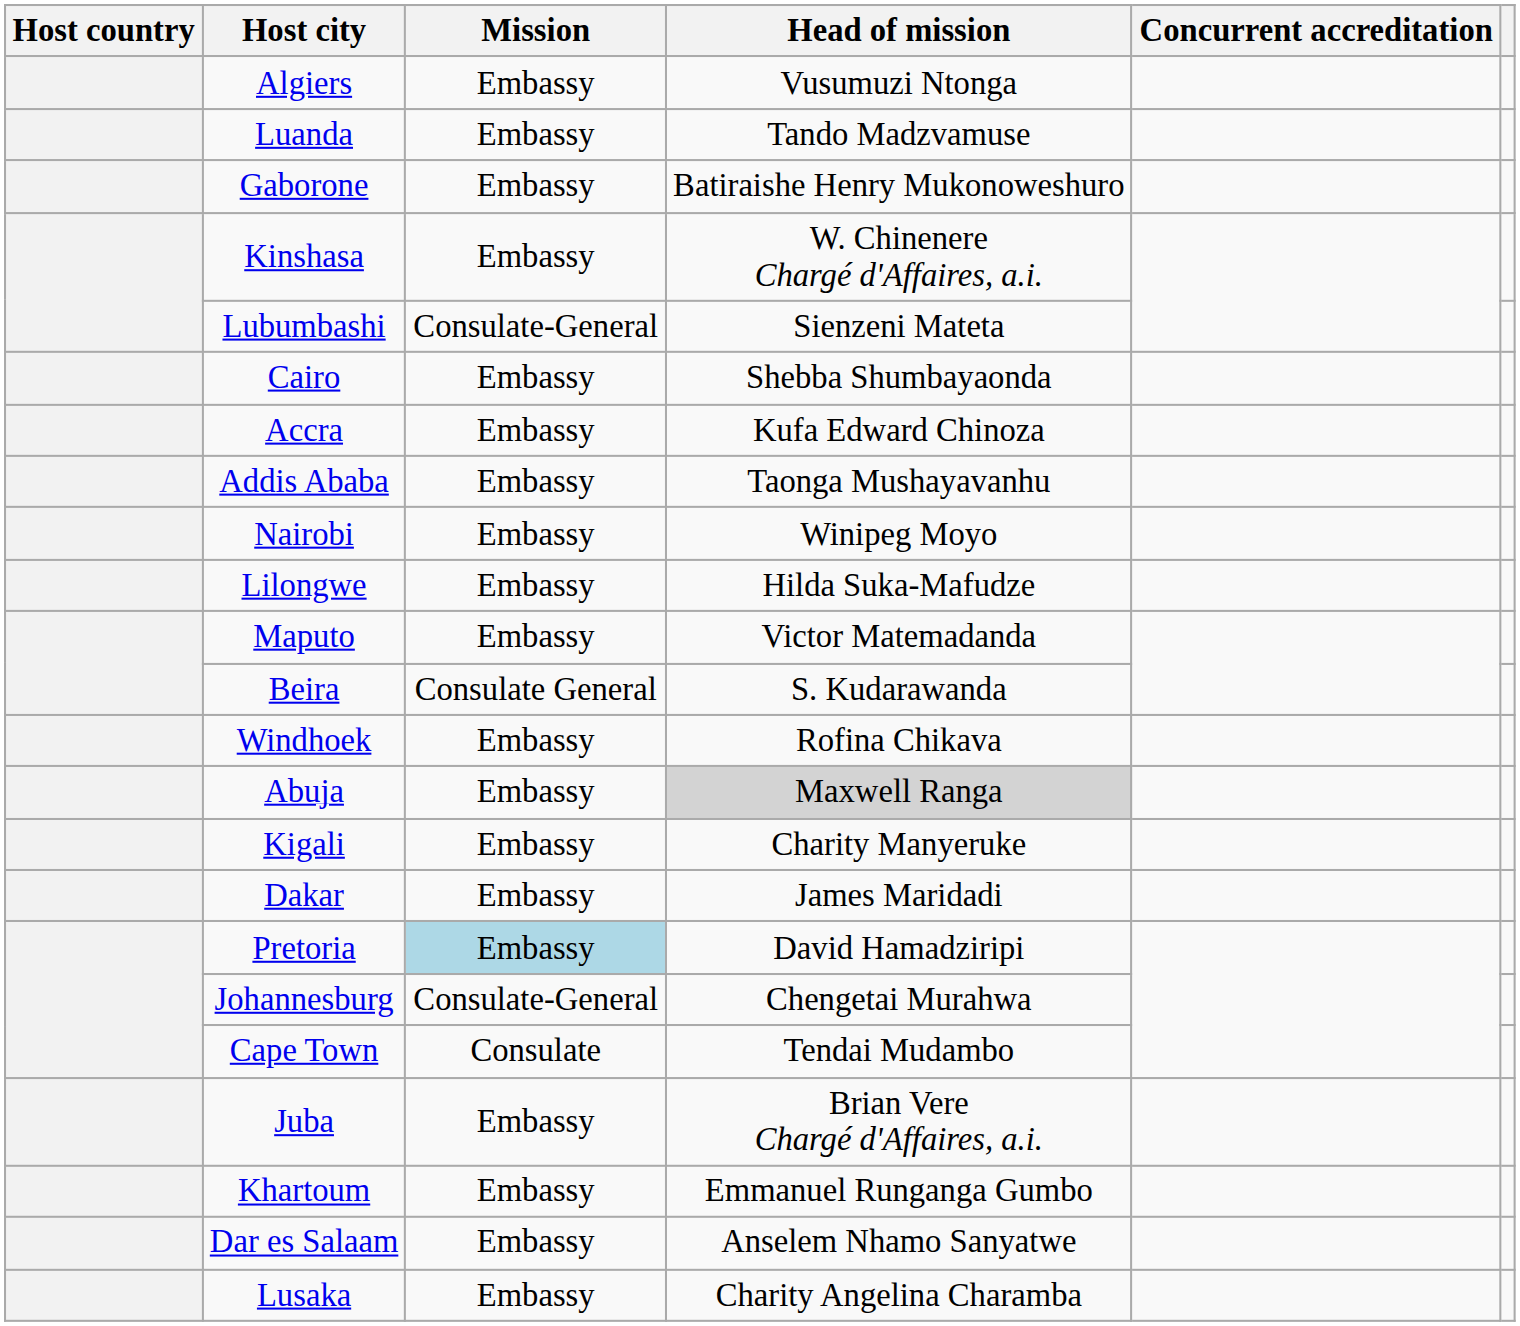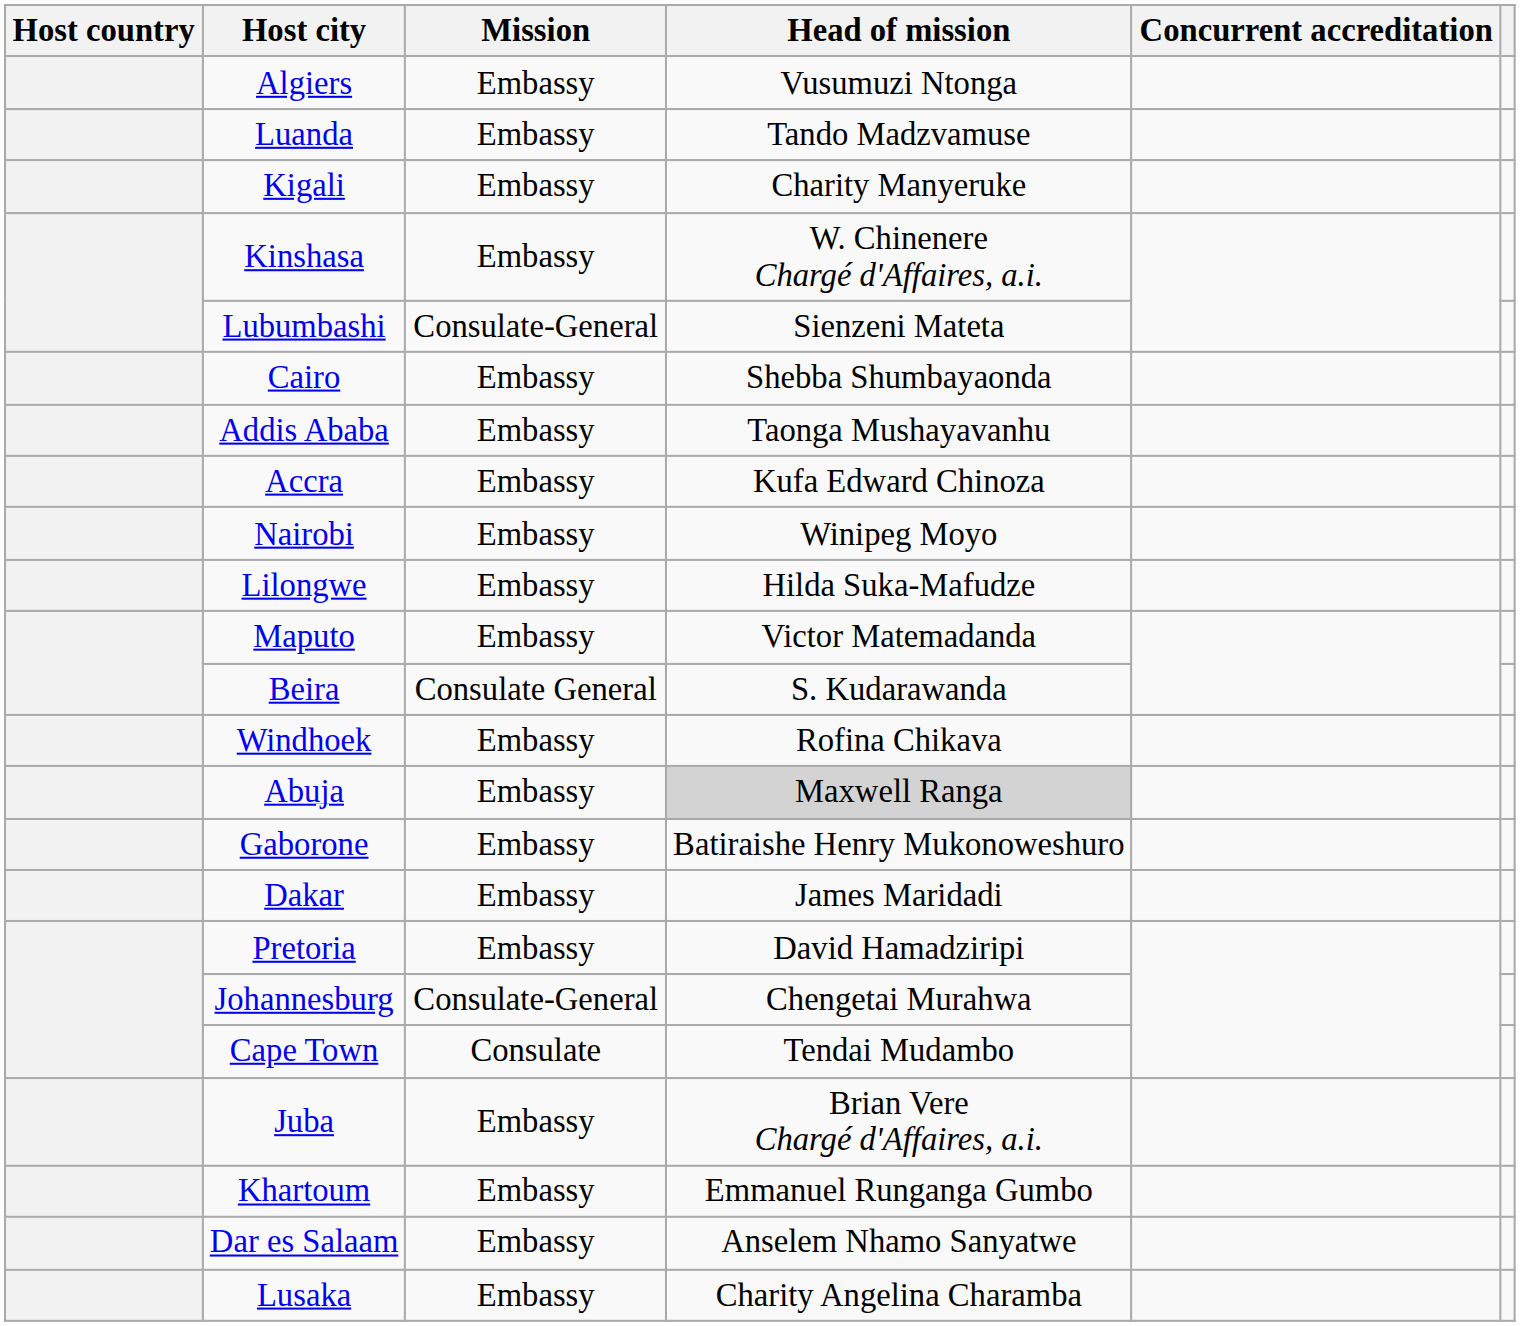rows swapped: (304, 185) <-> (304, 843)
rows swapped: (304, 481) <-> (304, 429)
(536, 947) lightblue background -> (536, 947) no background
